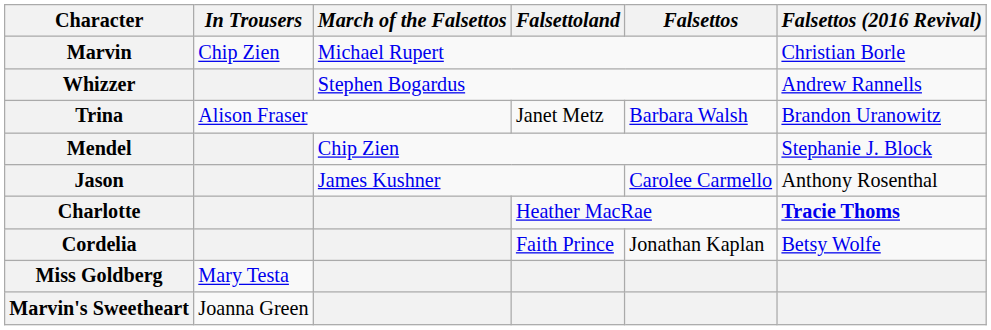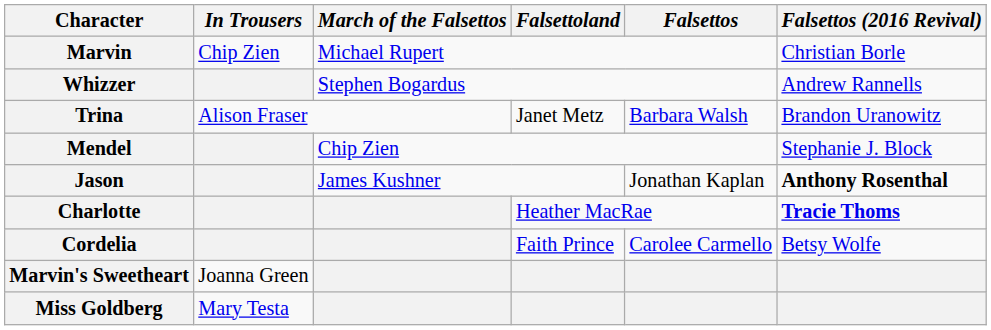(701, 180) Carolee Carmello -> (697, 180) Jonathan Kaplan
(860, 180) normal -> (865, 180) bold
(697, 244) Jonathan Kaplan -> (701, 244) Carolee Carmello
rows swapped: (99, 308) <-> (99, 276)
